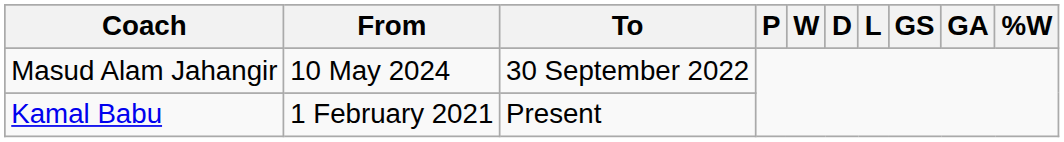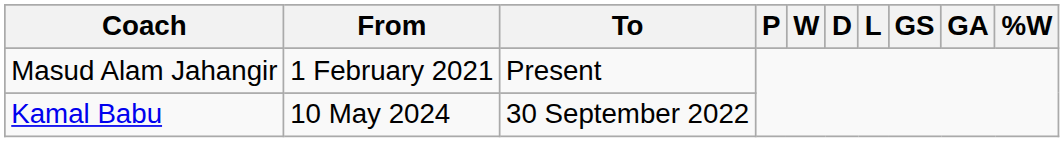(370, 70) 10 May 2024 -> (392, 70) 1 February 2021
(628, 70) 30 September 2022 -> (554, 70) Present
(392, 114) 1 February 2021 -> (370, 114) 10 May 2024
(554, 114) Present -> (628, 114) 30 September 2022
